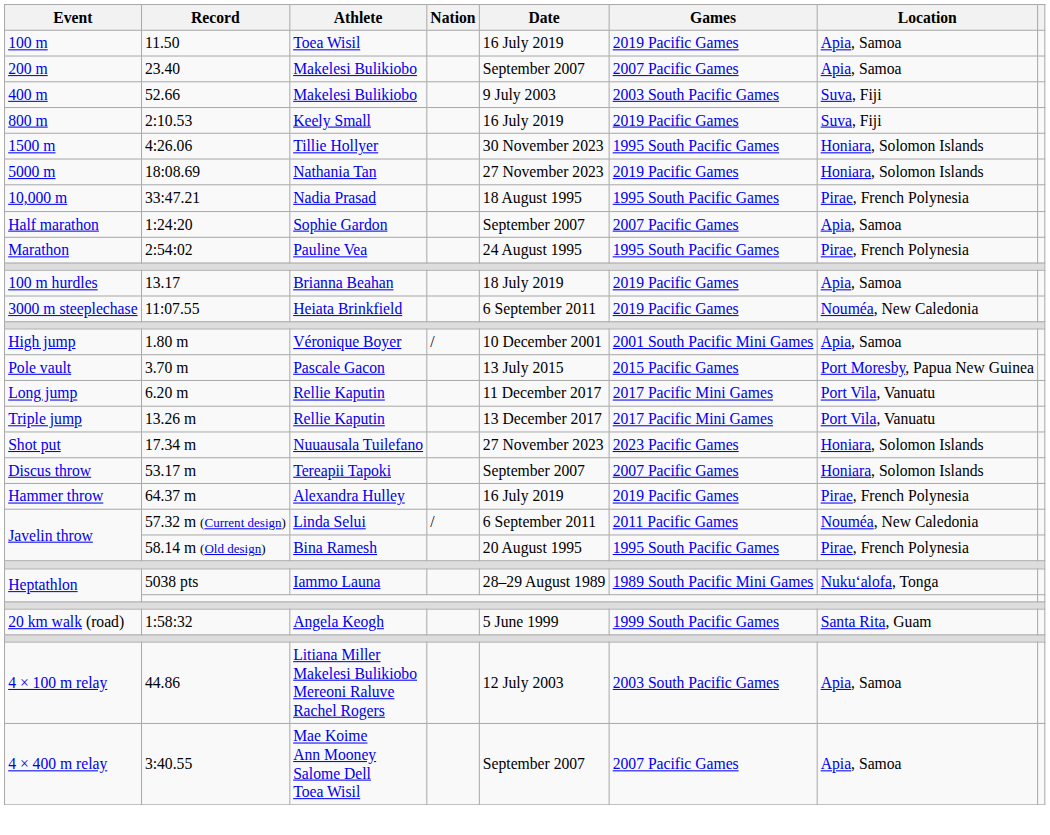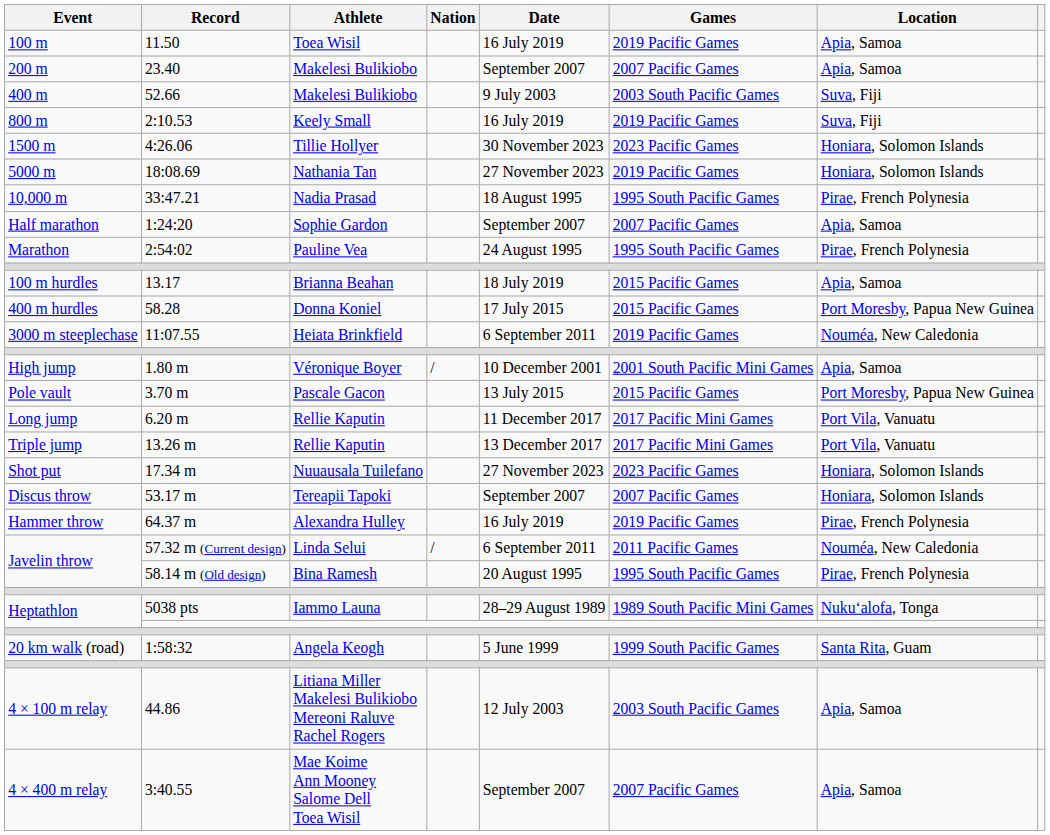(696, 146) 1995 South Pacific Games -> (676, 146) 2023 Pacific Games
(676, 283) 2019 Pacific Games -> (676, 283) 2015 Pacific Games
+ row: (53, 308)
